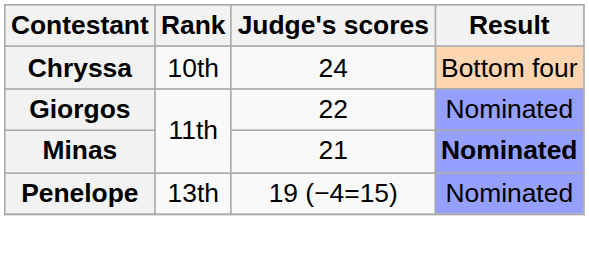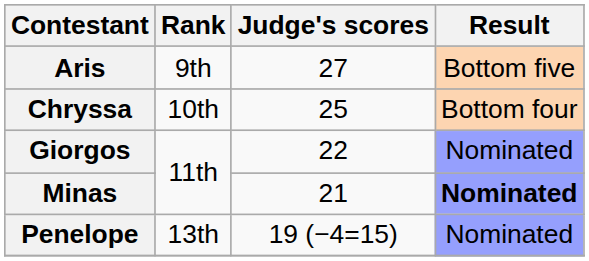+ row: (80, 67)
(333, 67) 24 -> (333, 109) 25
